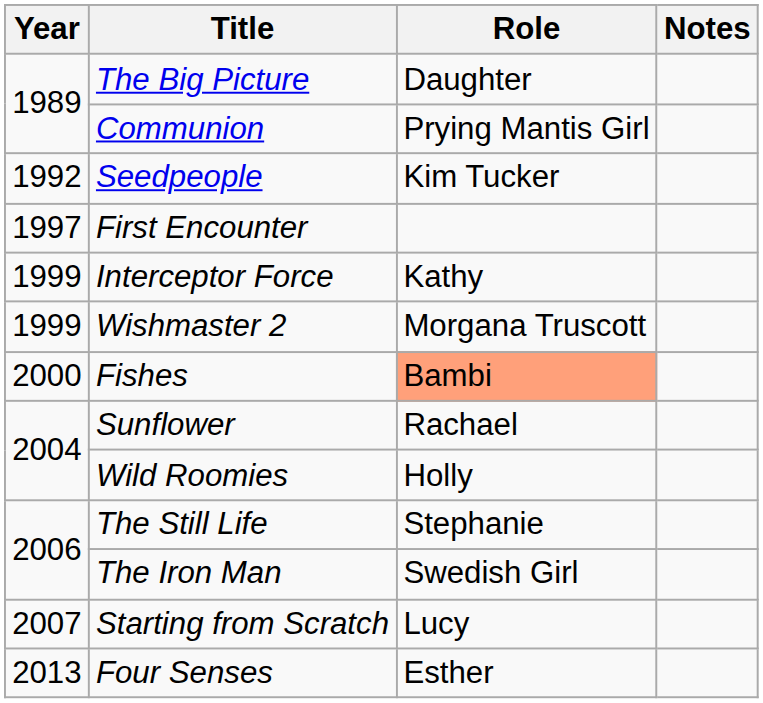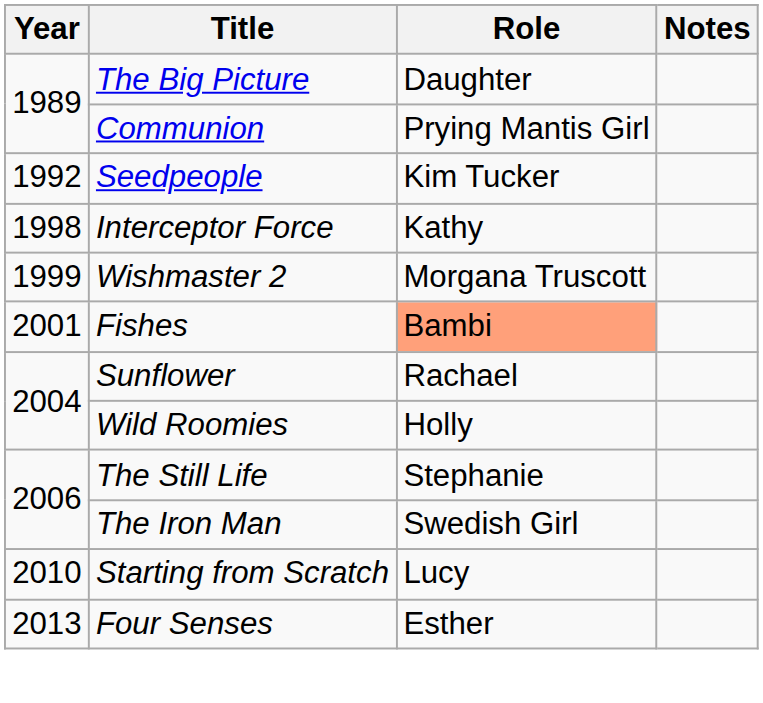- row: (202, 227)
(47, 276) 1999 -> (47, 227) 1998
(47, 375) 2000 -> (47, 326) 2001
(47, 623) 2007 -> (47, 573) 2010
